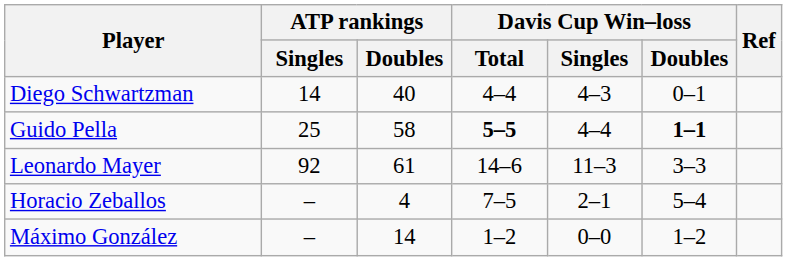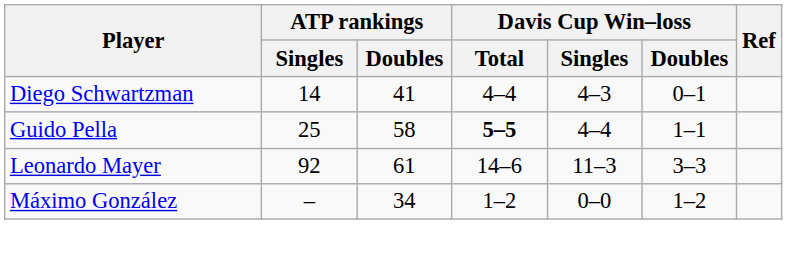(404, 93) 40 -> (404, 93) 41
(689, 129) bold -> (689, 129) normal
- row: (88, 201)
(404, 237) 14 -> (404, 201) 34
